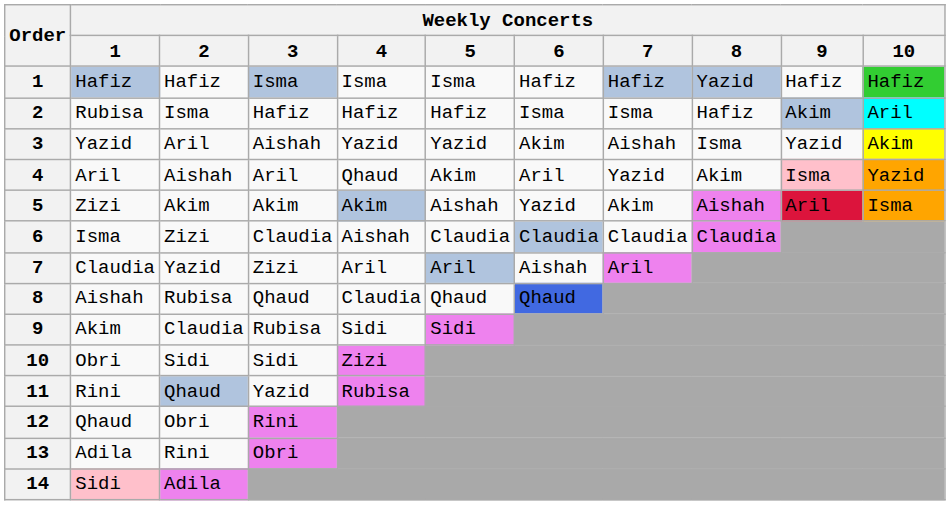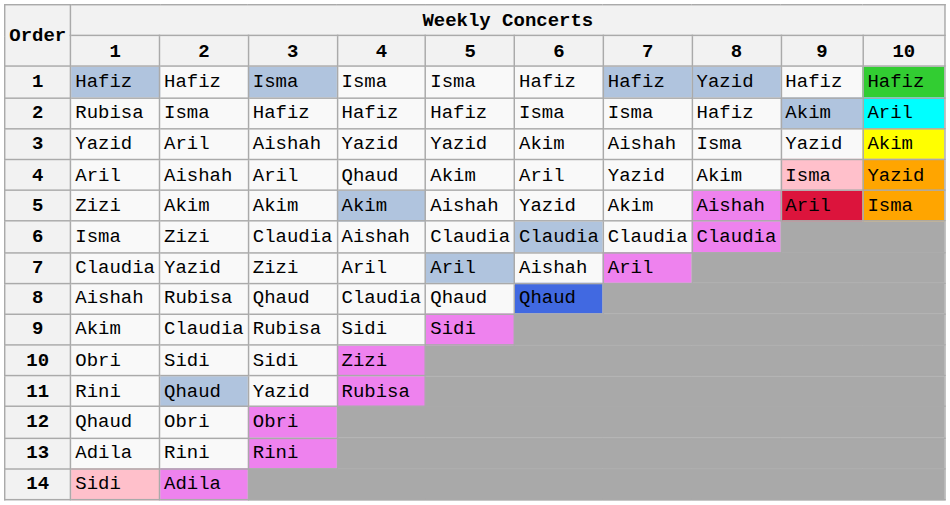(276, 422) Rini -> (276, 422) Obri
(276, 453) Obri -> (276, 453) Rini
